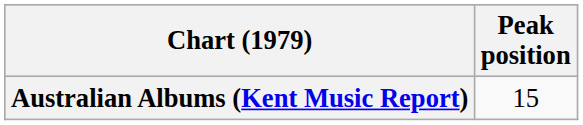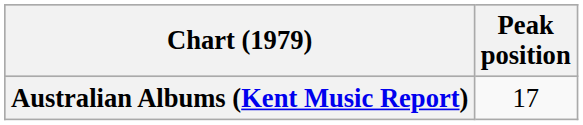(526, 97) 15 -> (526, 97) 17
